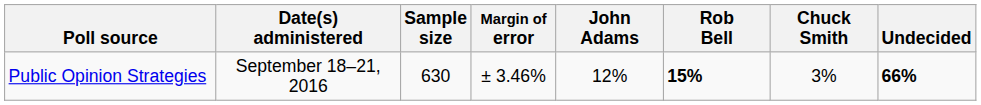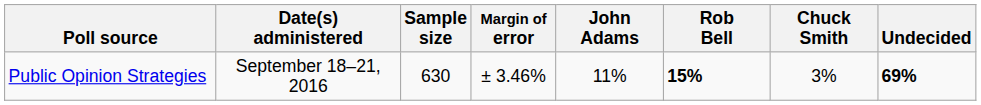(610, 76) 12% -> (610, 76) 11%
(899, 76) 66% -> (899, 76) 69%
